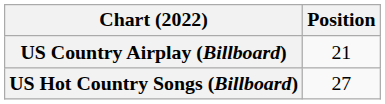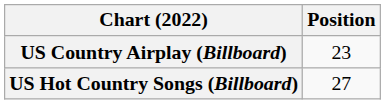(341, 51) 21 -> (341, 51) 23
